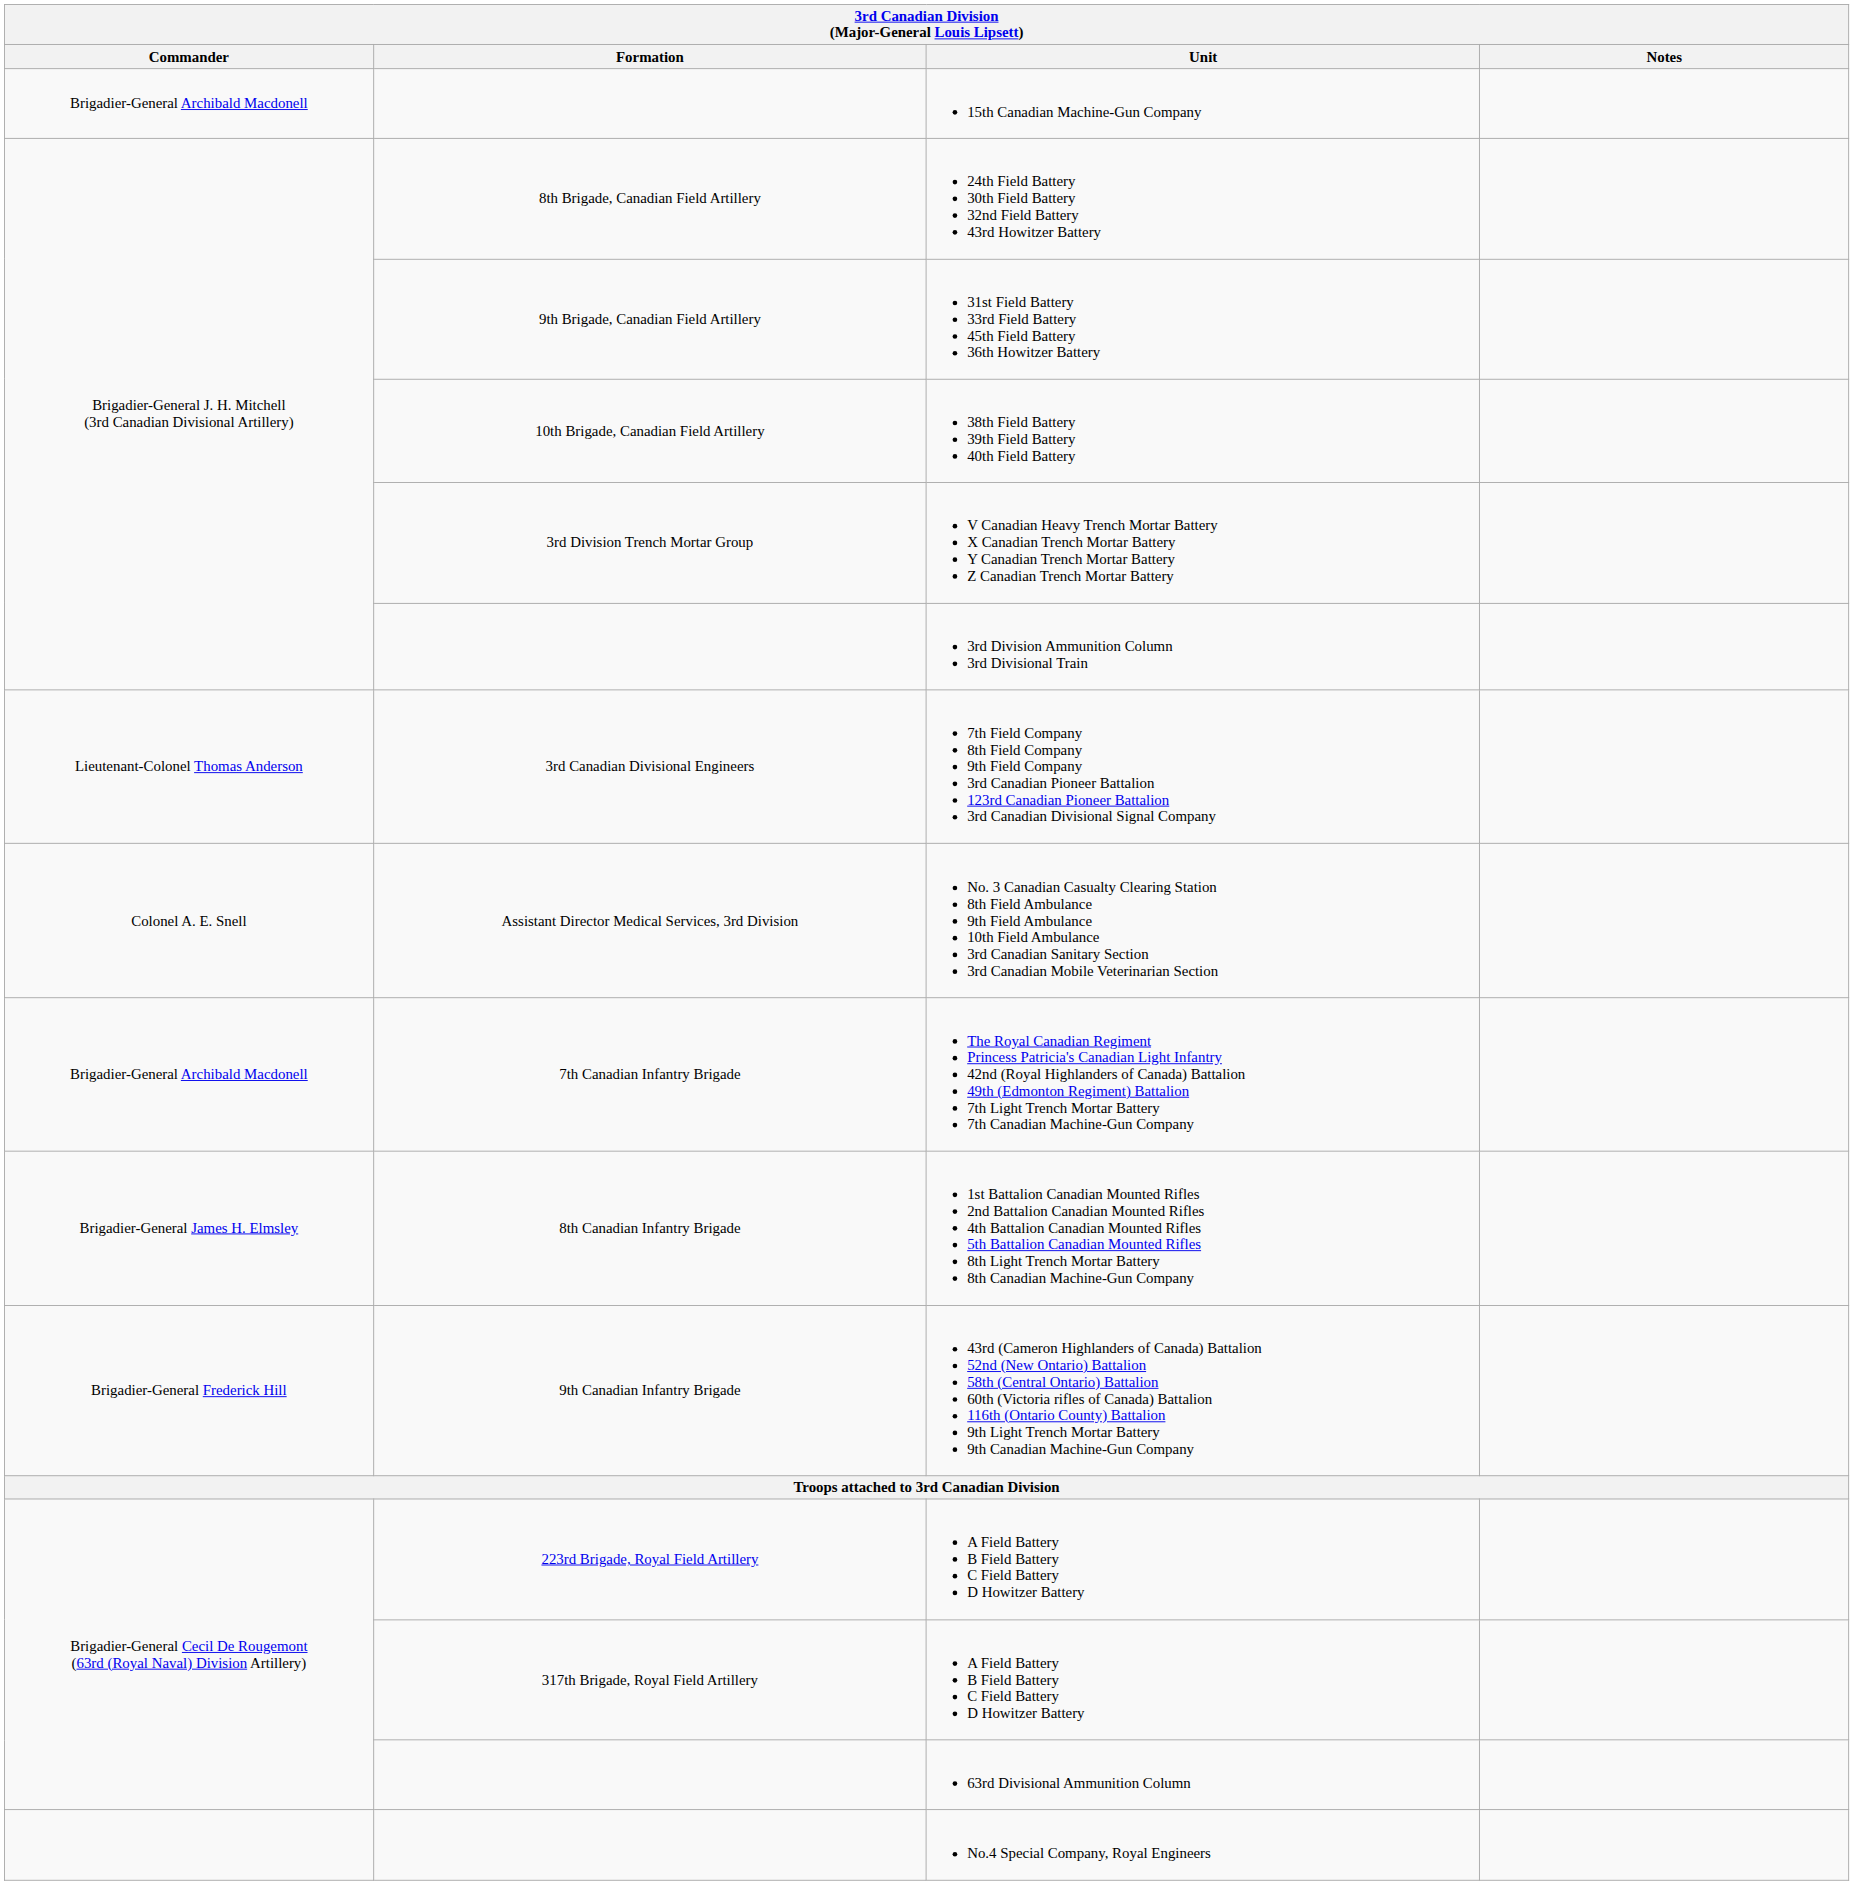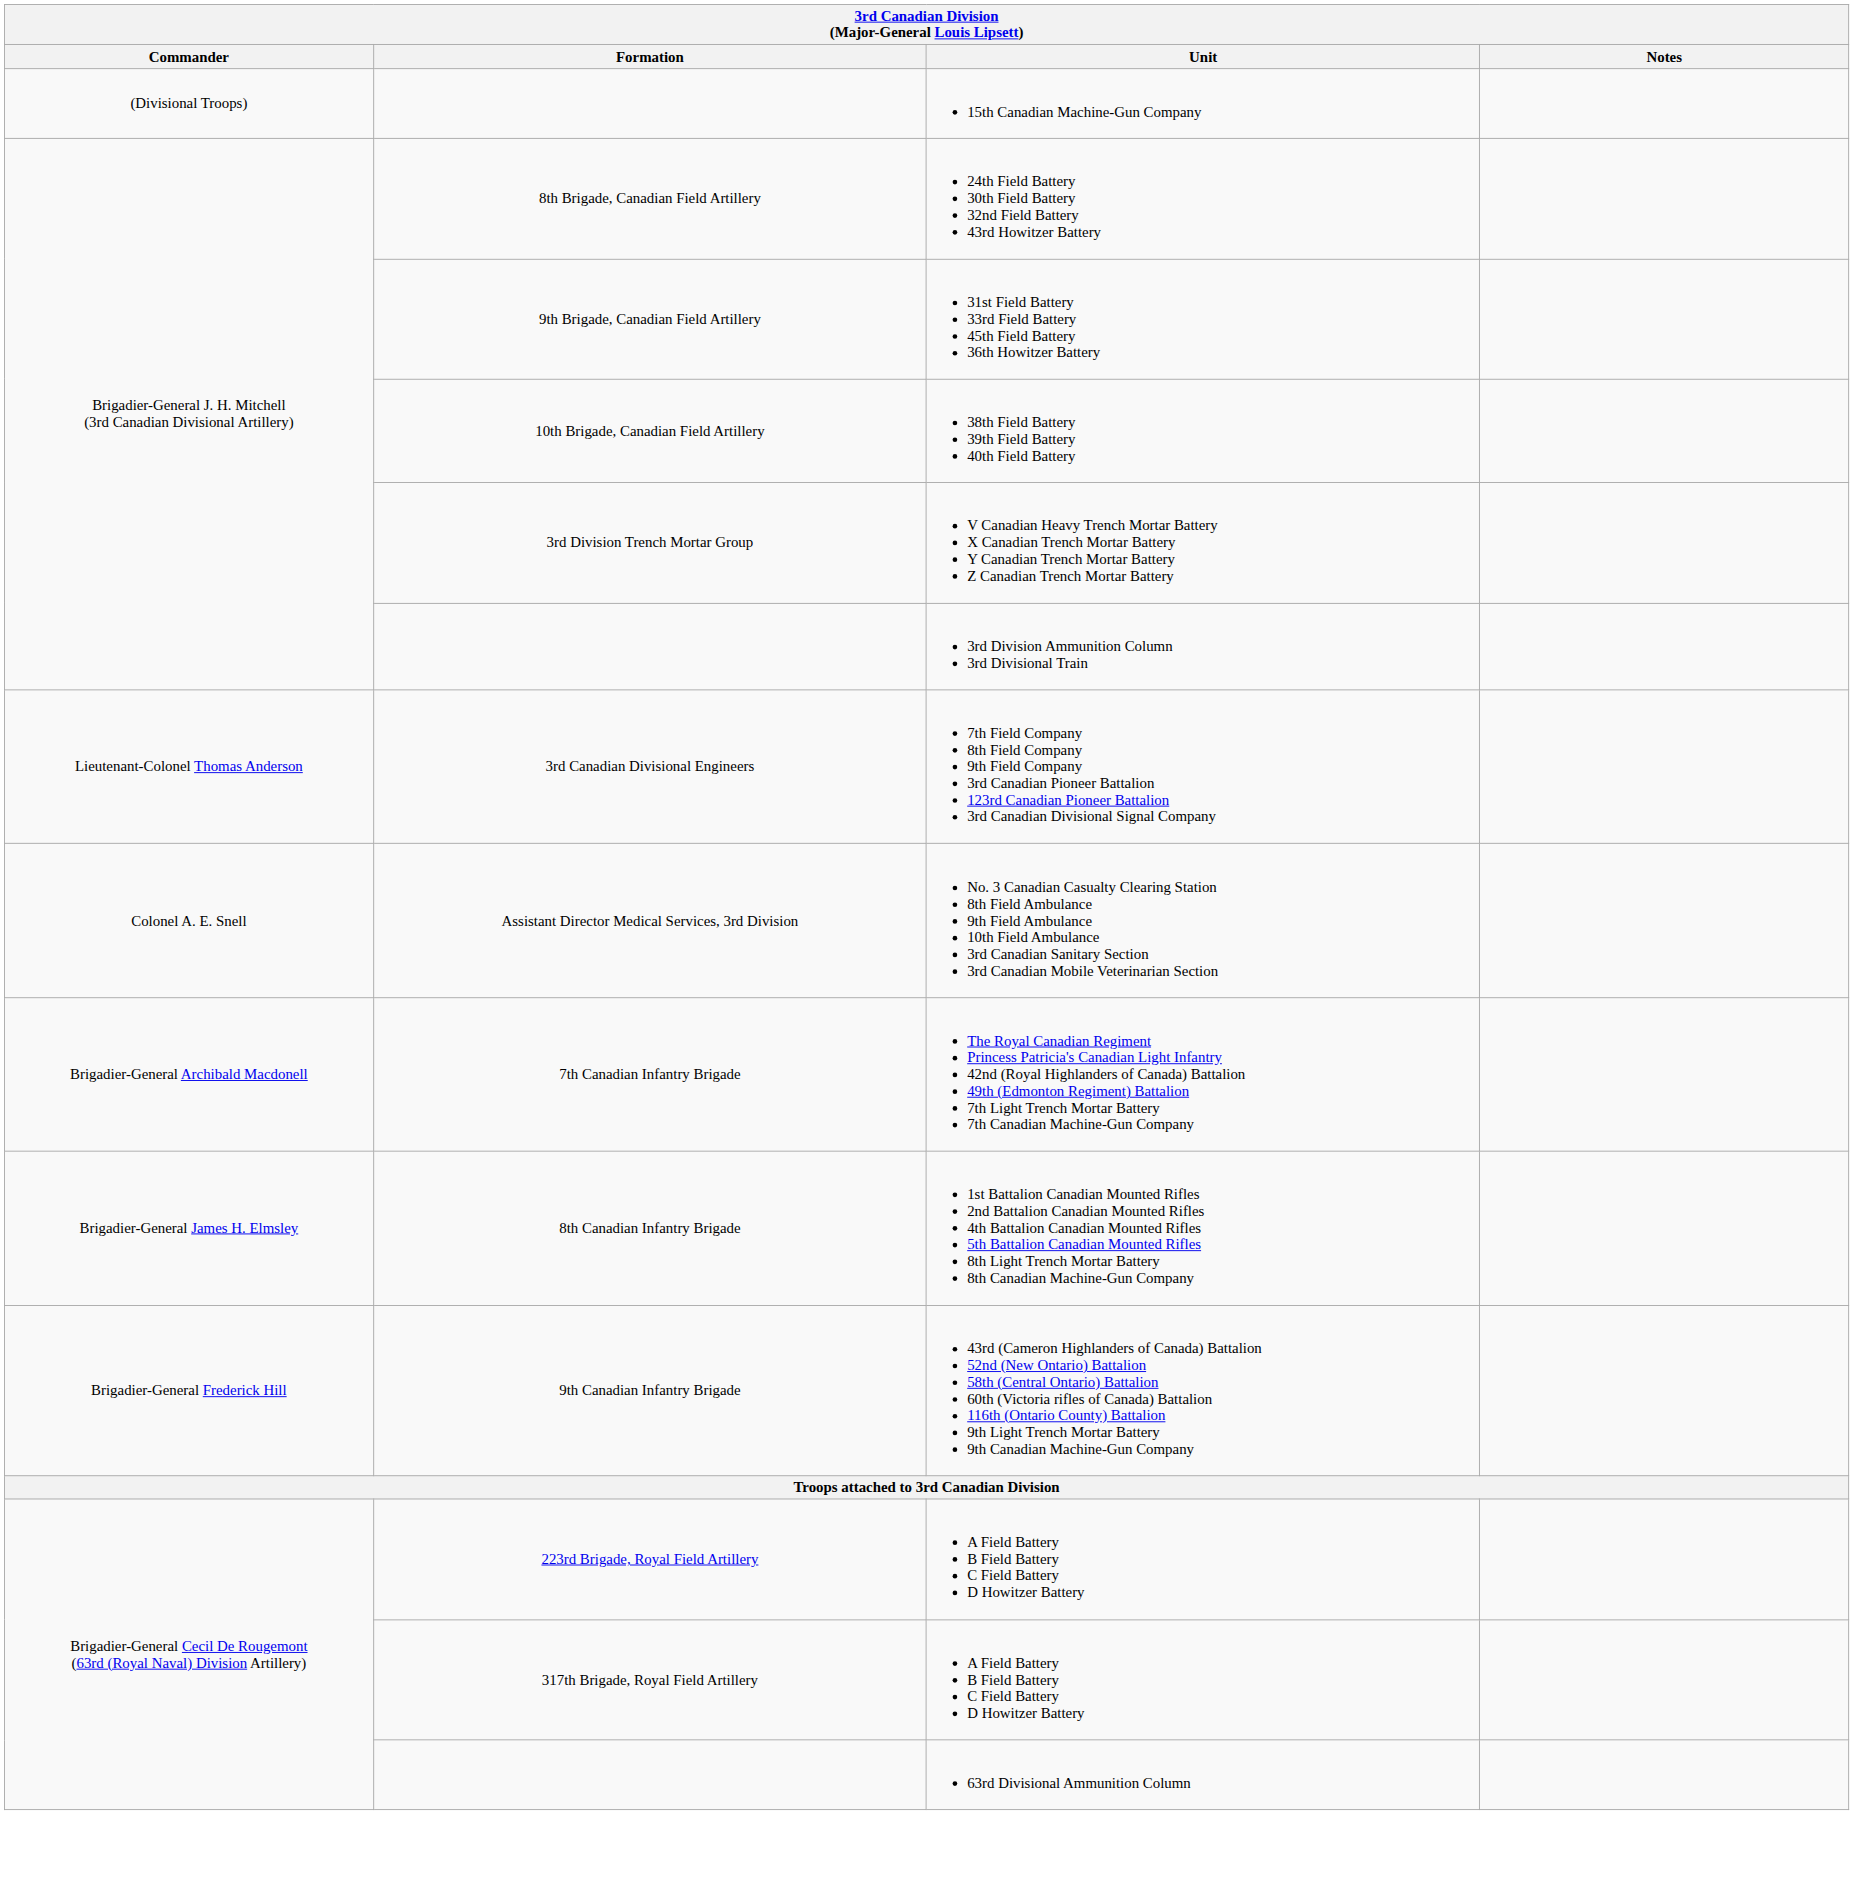(189, 103) Brigadier-General Archibald Macdonell -> (189, 103) (Divisional Troops)
- row: (650, 1845)
